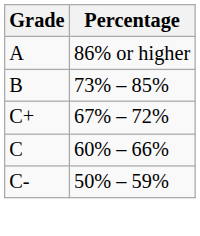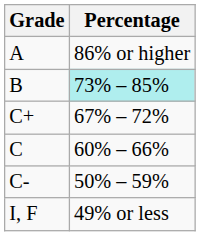(121, 85) no background -> (121, 85) paleturquoise background
+ row: (23, 213)
